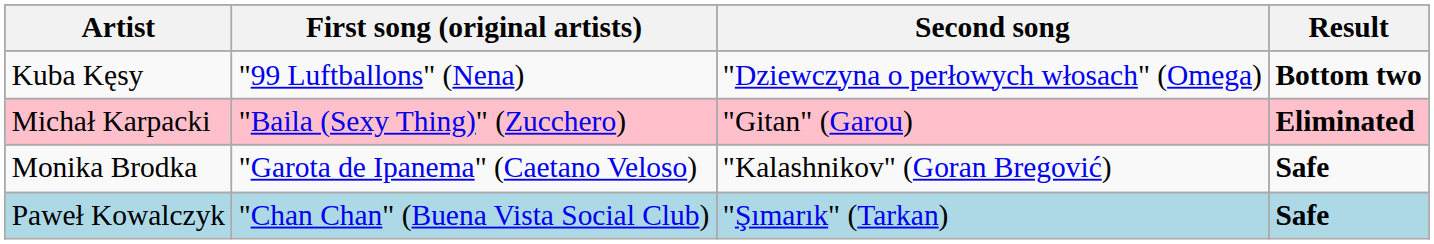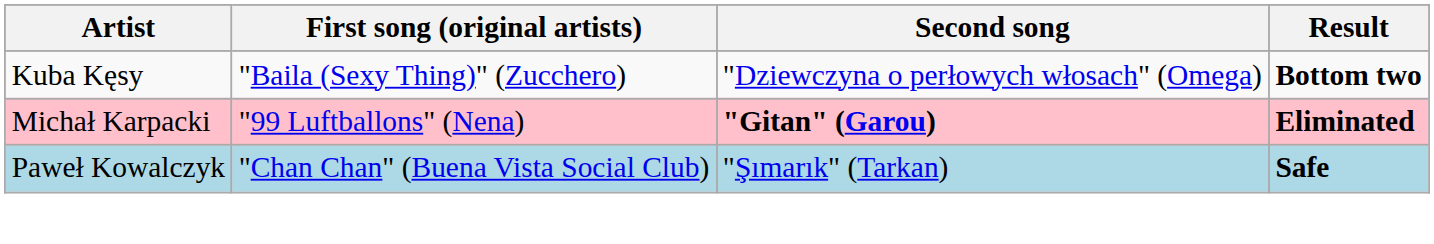(381, 74) "99 Luftballons" (Nena) -> (432, 74) "Baila (Sexy Thing)" (Zucchero)
(432, 121) "Baila (Sexy Thing)" (Zucchero) -> (381, 121) "99 Luftballons" (Nena)
(818, 121) normal -> (829, 121) bold
- row: (105, 167)
